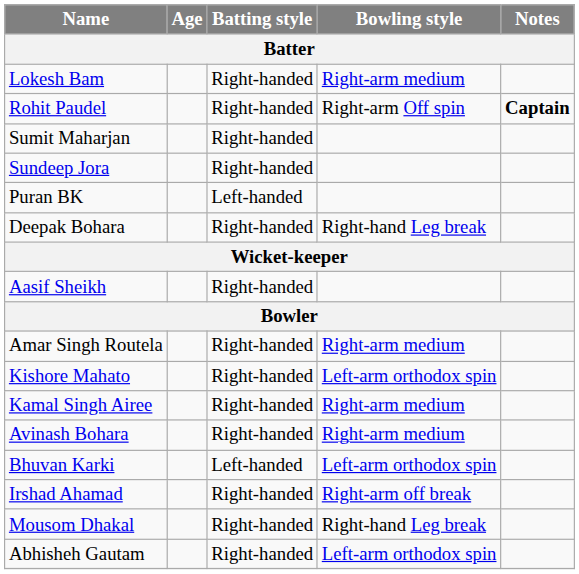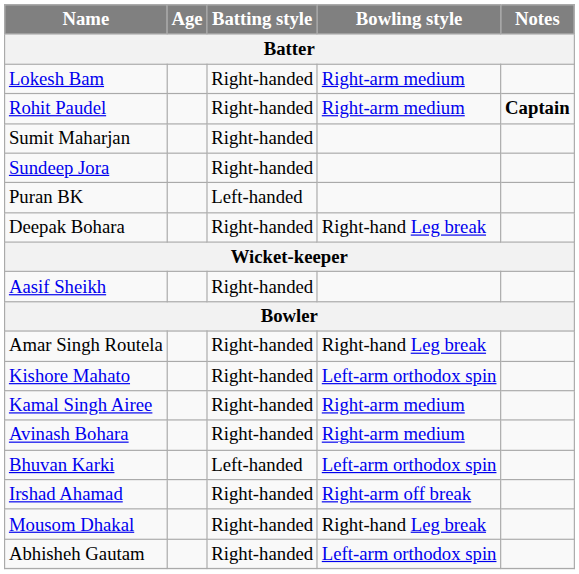(393, 108) Right-arm Off spin -> (393, 108) Right-arm medium
(393, 345) Right-arm medium -> (404, 345) Right-hand Leg break
